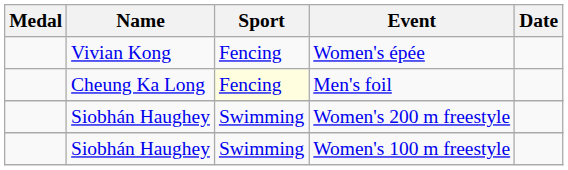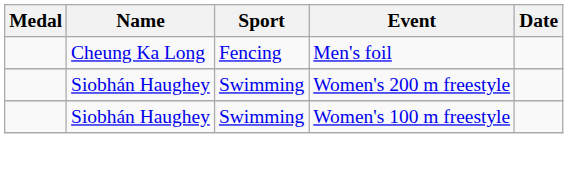- row: (369, 52)
(250, 84) lightyellow background -> (250, 52) no background
